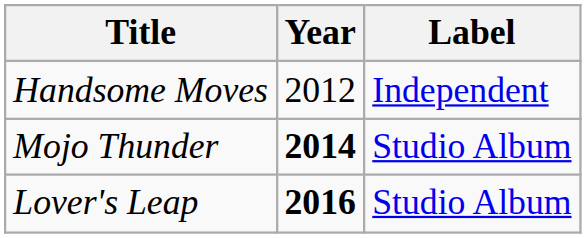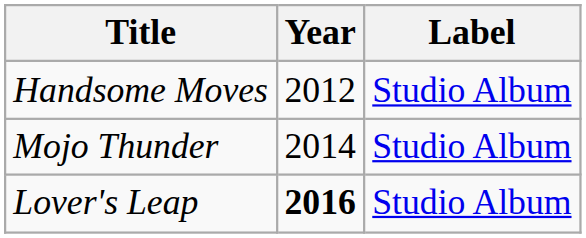(460, 89) Independent -> (472, 89) Studio Album
(320, 145) bold -> (320, 145) normal
